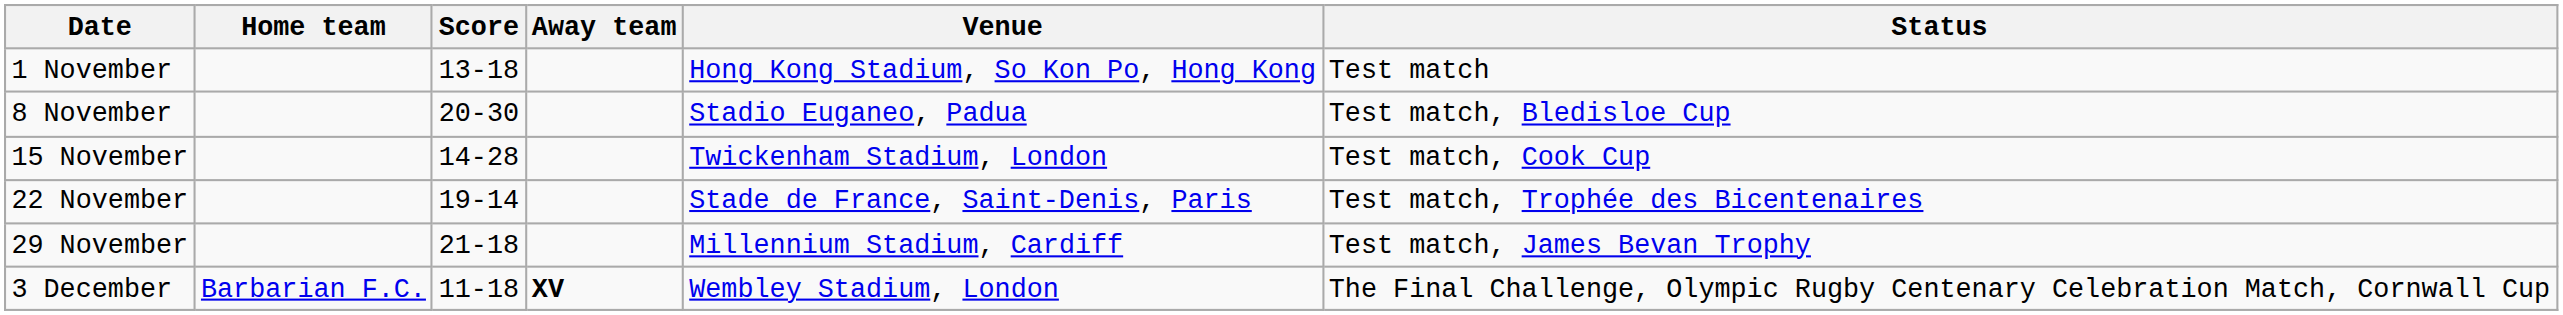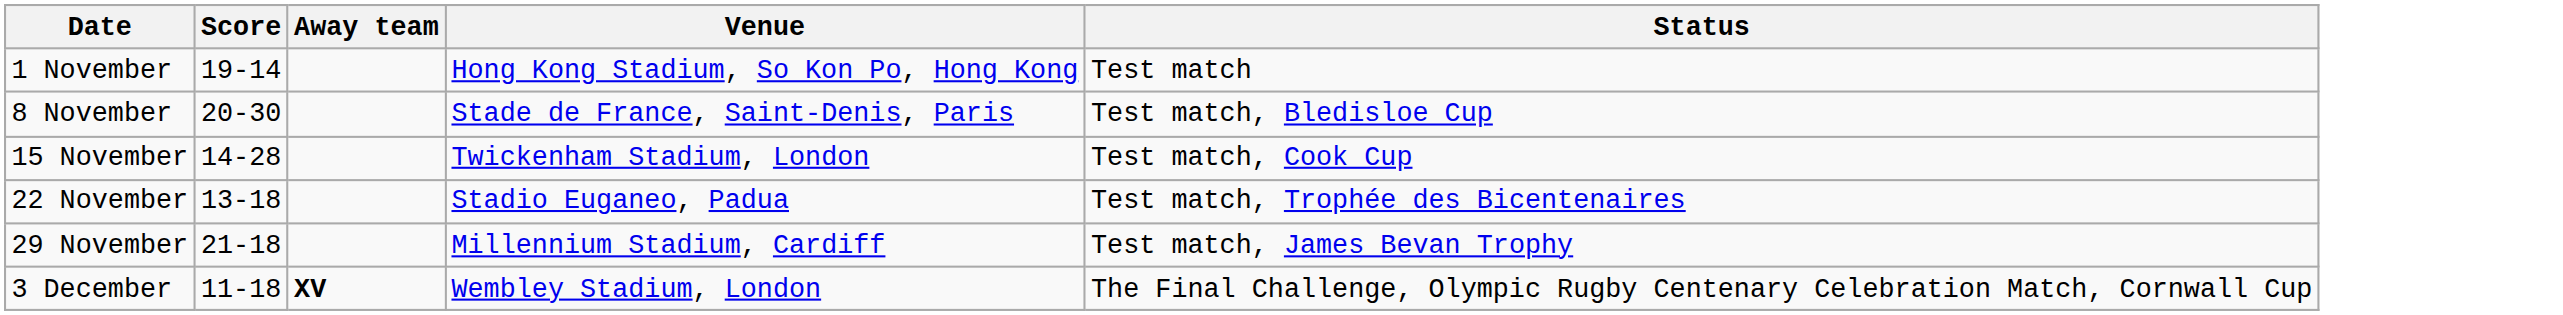- column: (313, 27)
(479, 70) 13-18 -> (241, 70) 19-14
(858, 114) Stadio Euganeo, Padua -> (733, 114) Stade de France, Saint-Denis, Paris
(479, 201) 19-14 -> (241, 201) 13-18
(970, 201) Stade de France, Saint-Denis, Paris -> (620, 201) Stadio Euganeo, Padua
